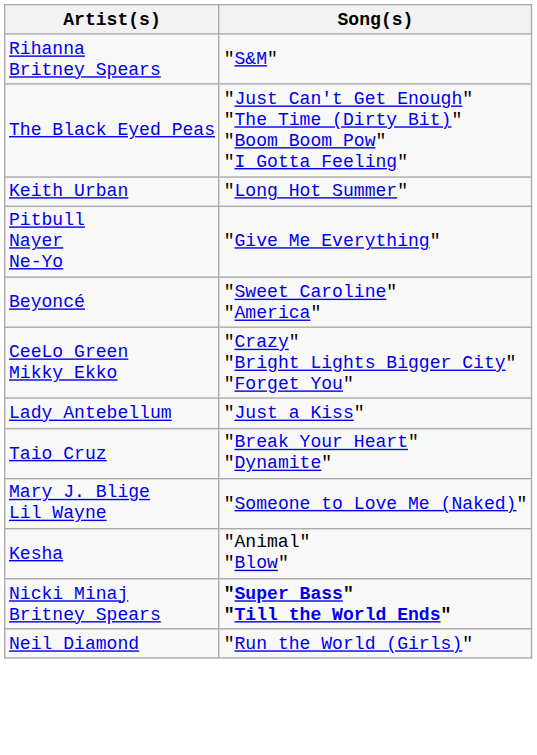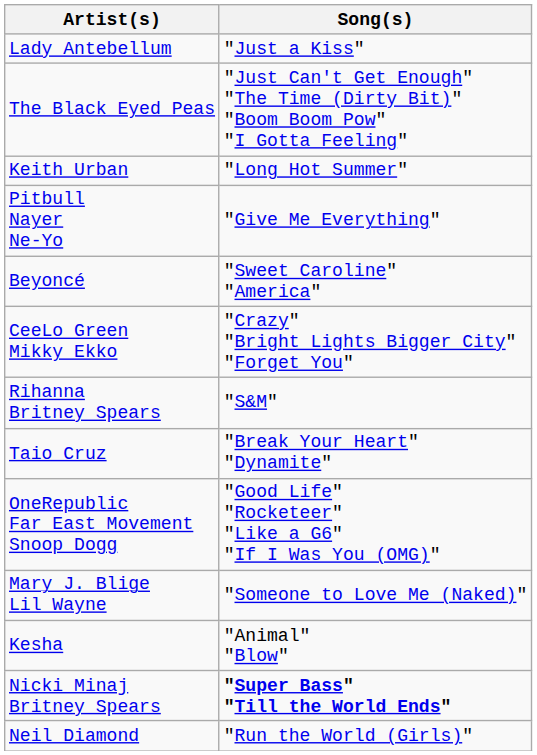rows swapped: (85, 59) <-> (90, 413)
+ row: (101, 524)
